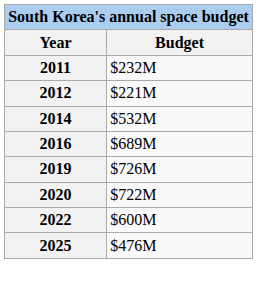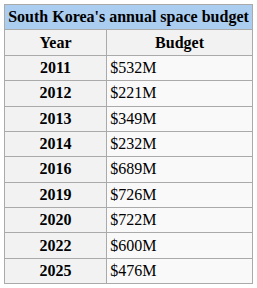(133, 67) $232M -> (133, 67) $532M
+ row: (56, 118)
(133, 118) $532M -> (133, 144) $232M
